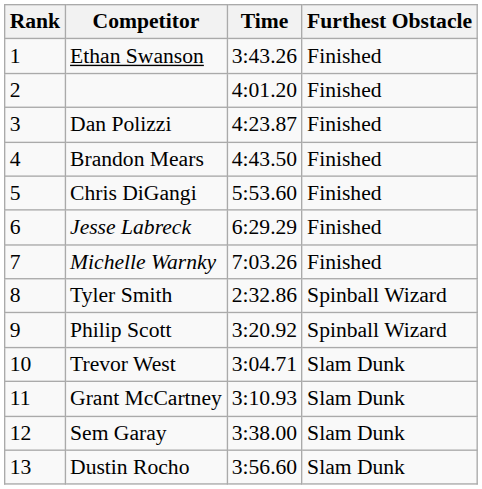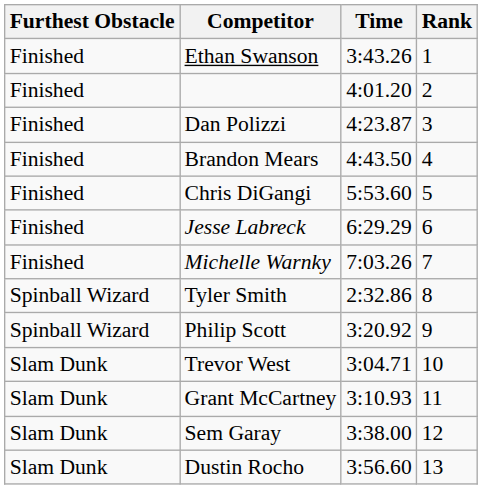columns swapped: (35, 21) <-> (390, 21)
